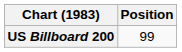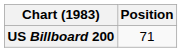(147, 36) 99 -> (147, 36) 71
